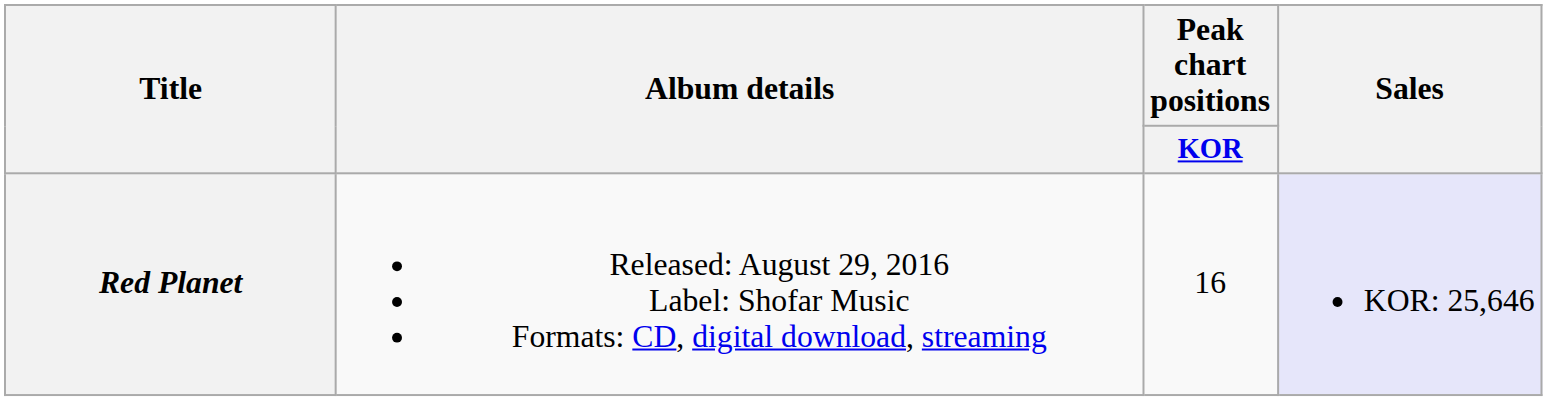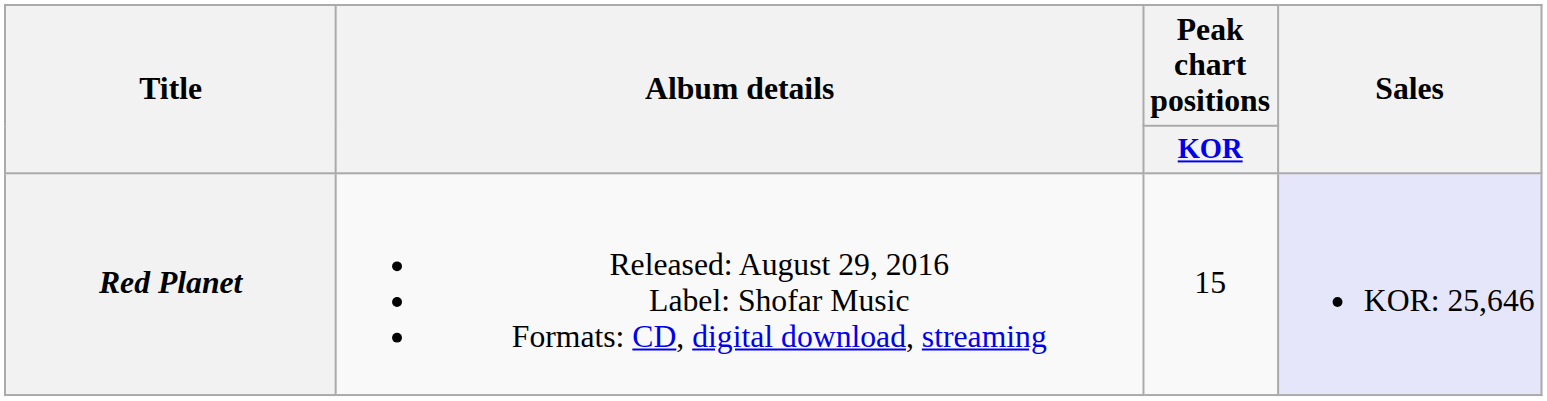(1210, 283) 16 -> (1210, 283) 15
